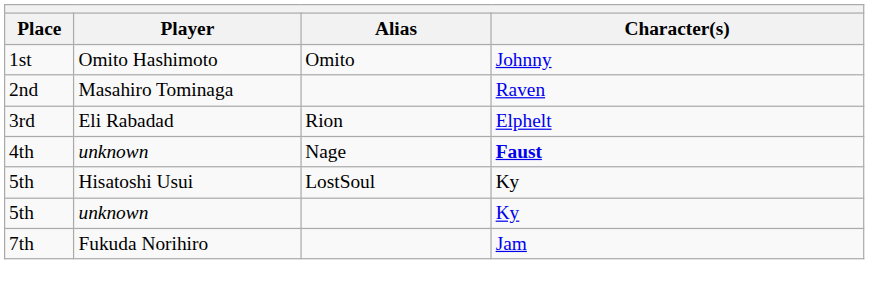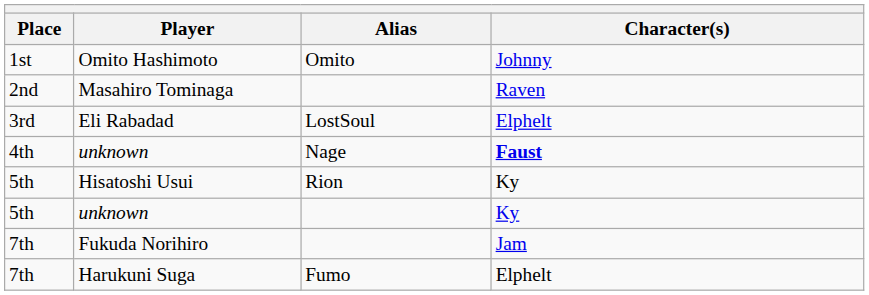(324, 120) Rion -> (340, 120) LostSoul
(340, 182) LostSoul -> (324, 182) Rion
+ row: (21, 274)
